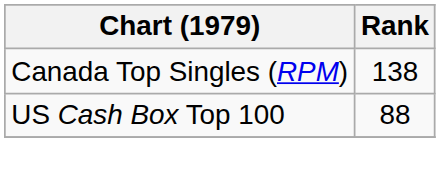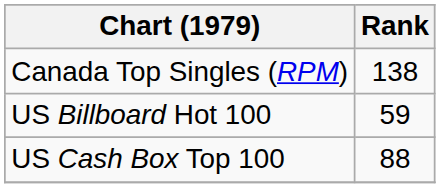+ row: (141, 114)
